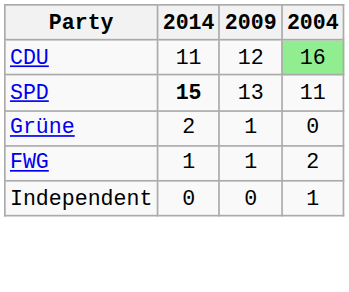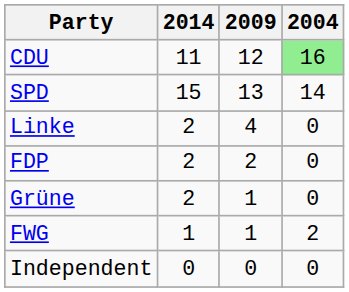(189, 93) bold -> (189, 93) normal
(313, 93) 11 -> (313, 93) 14
+ row: (42, 128)
+ row: (29, 163)
(313, 198) 1 -> (313, 269) 0
